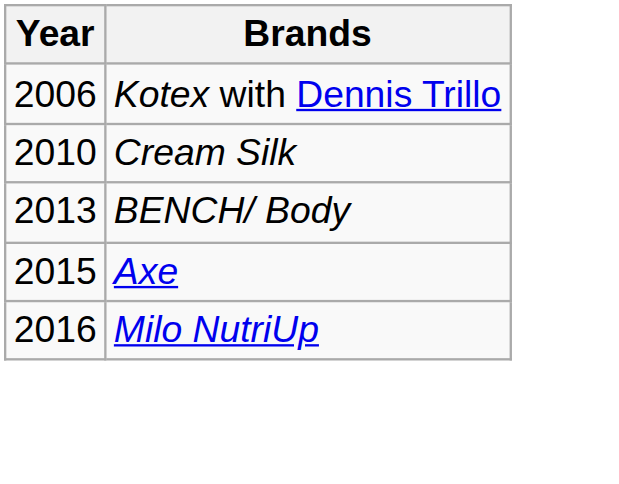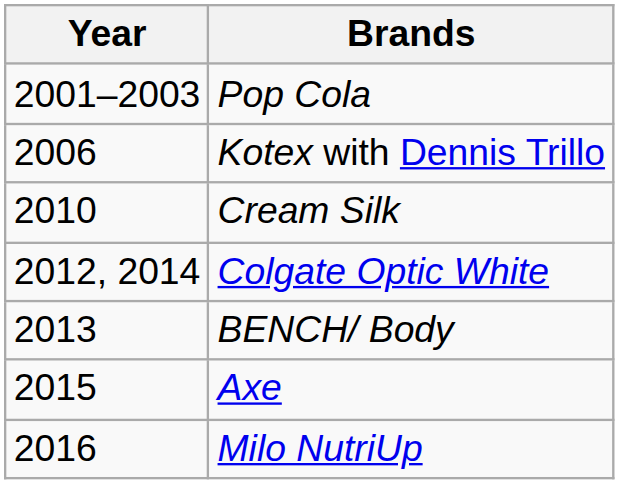+ row: (294, 93)
+ row: (383, 270)
